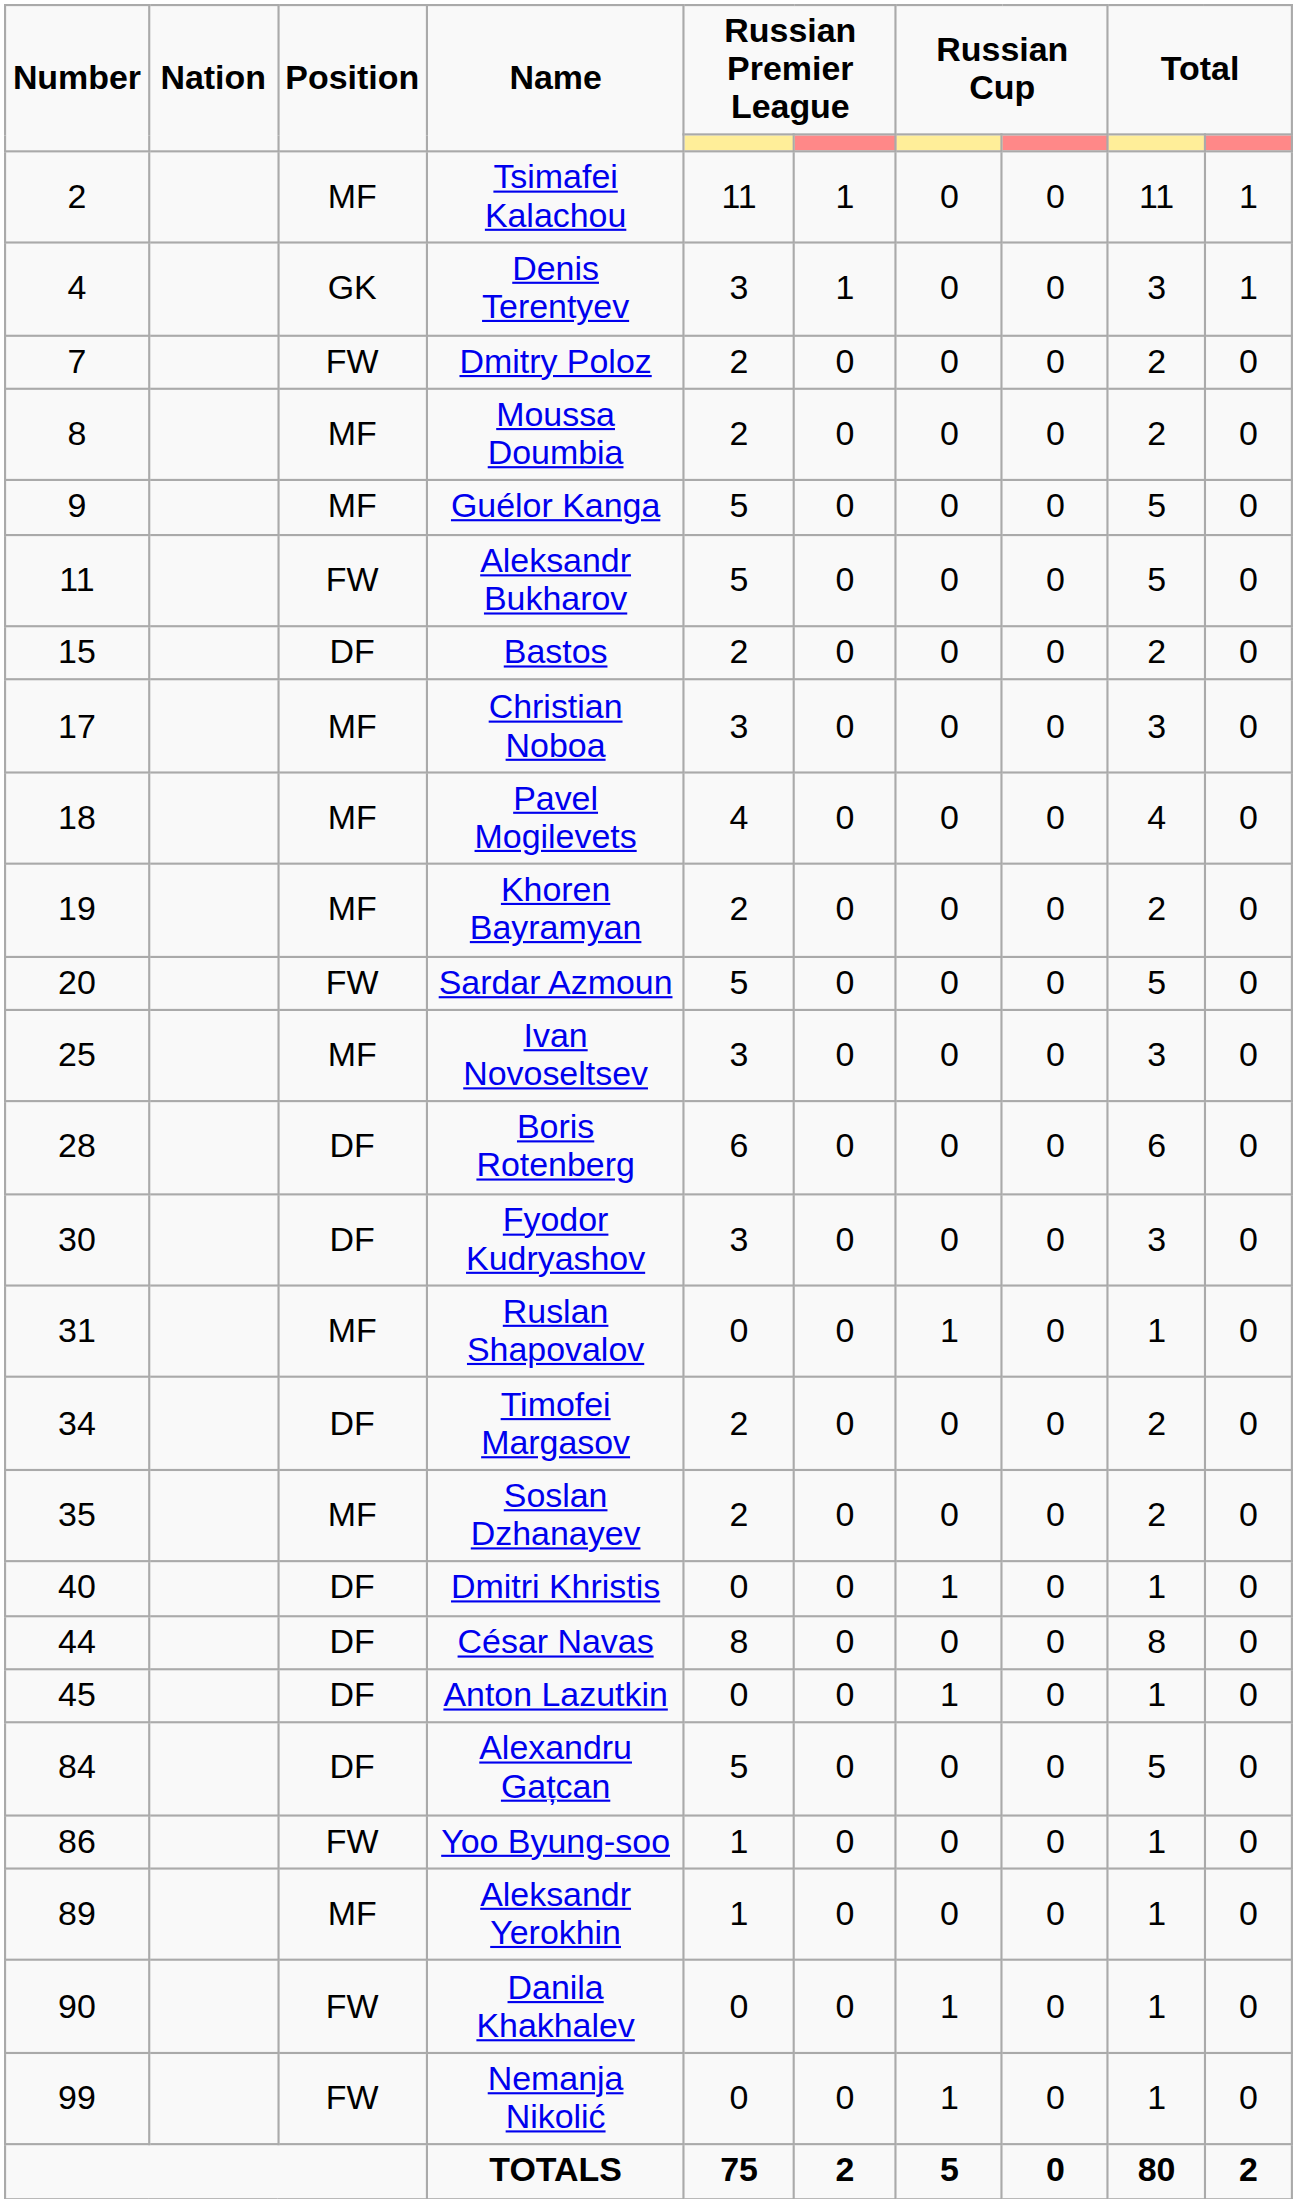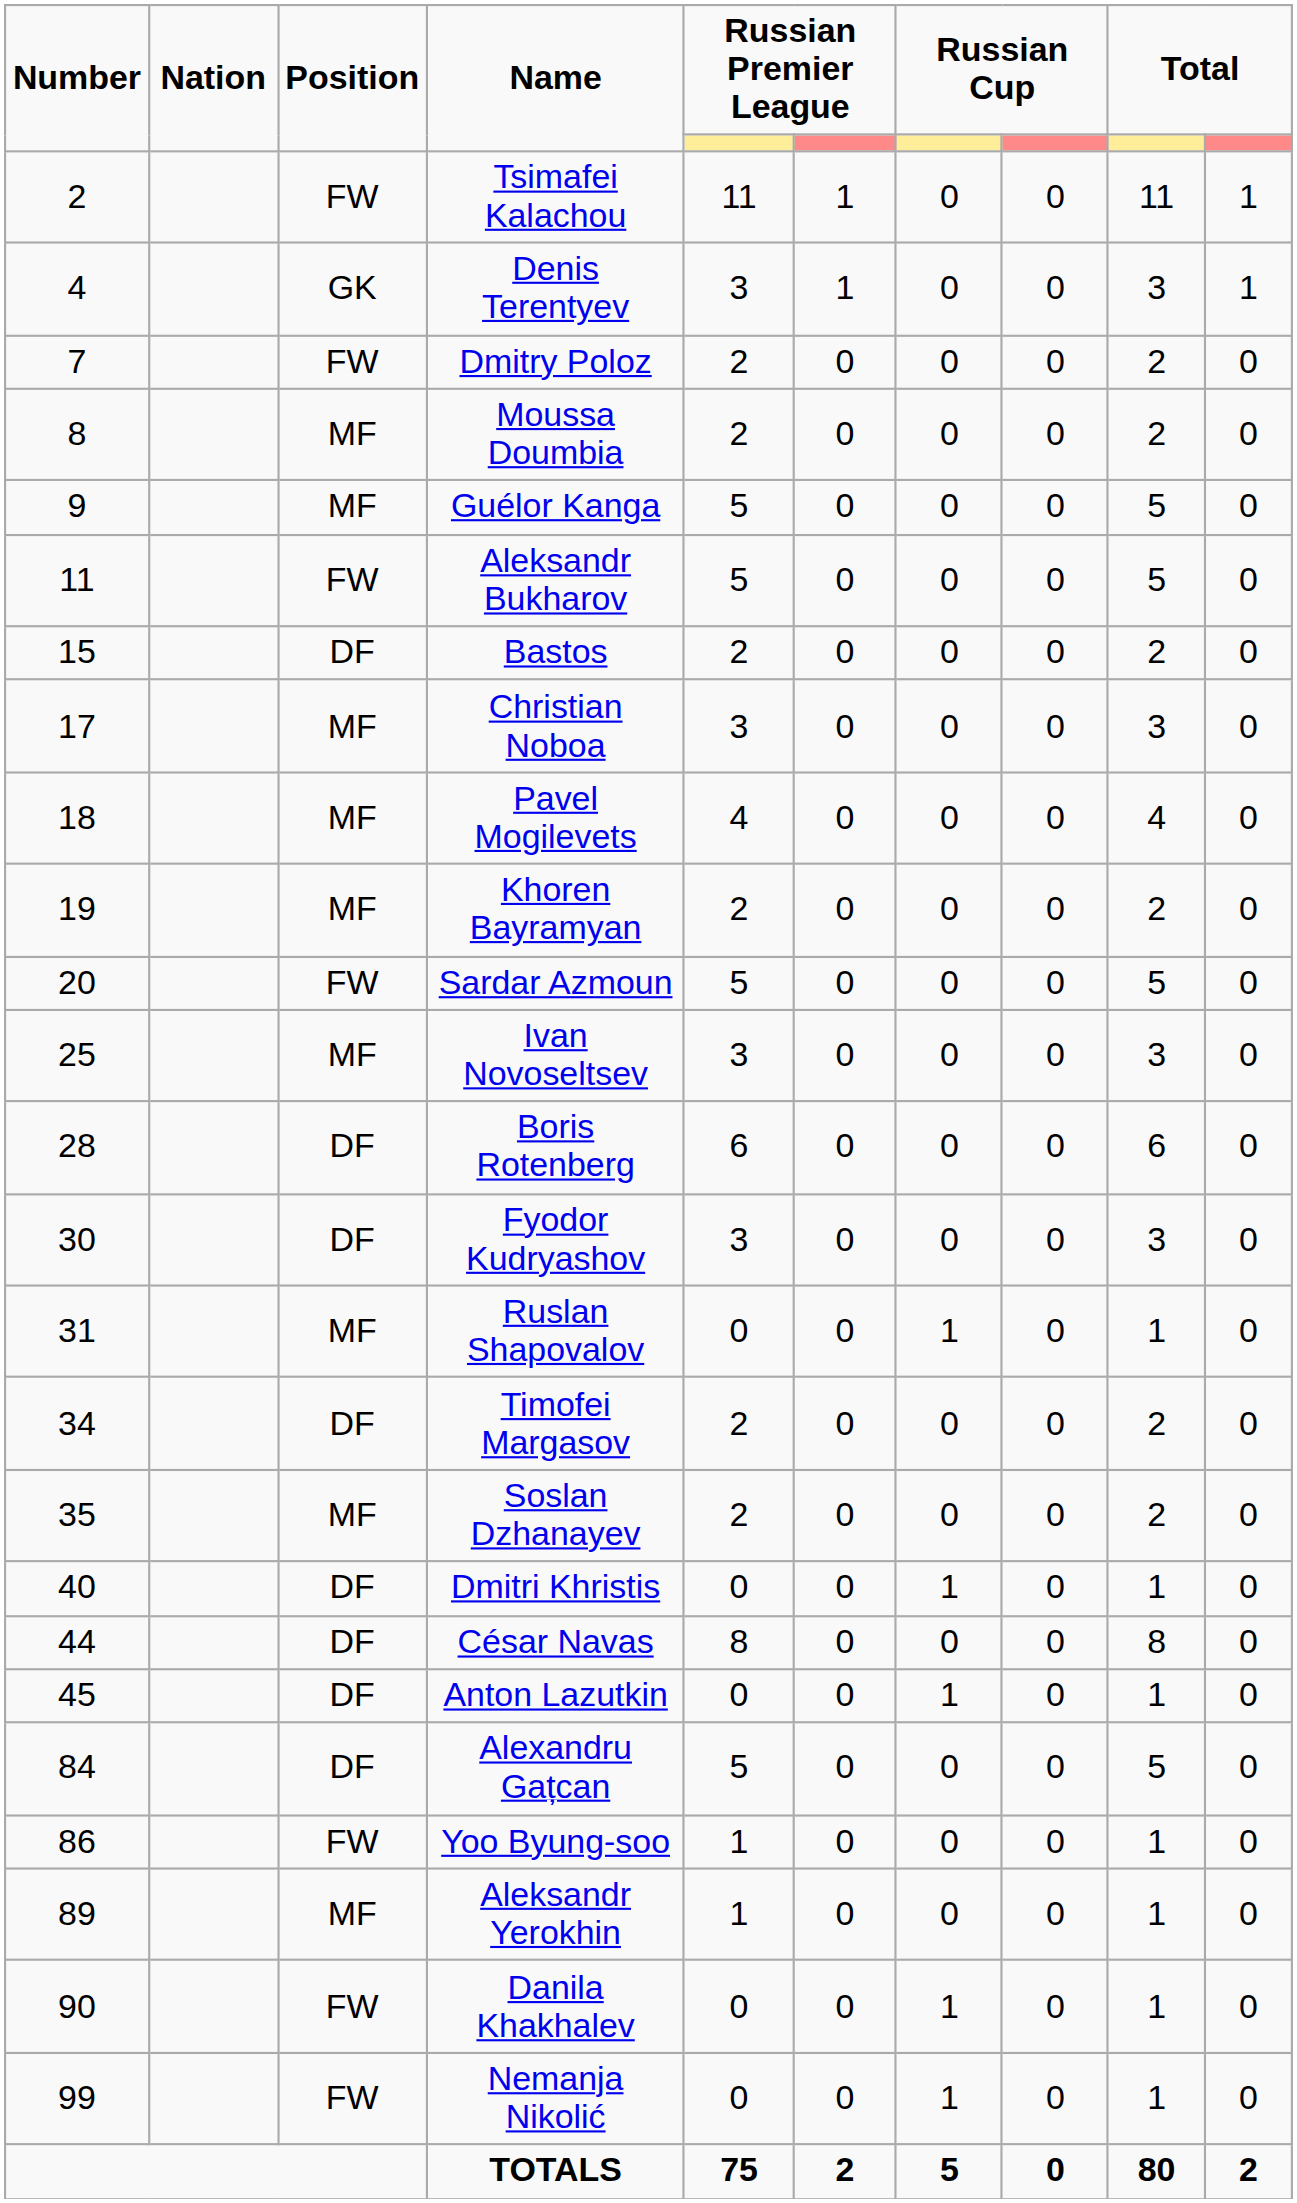(352, 196) MF -> (352, 196) FW
